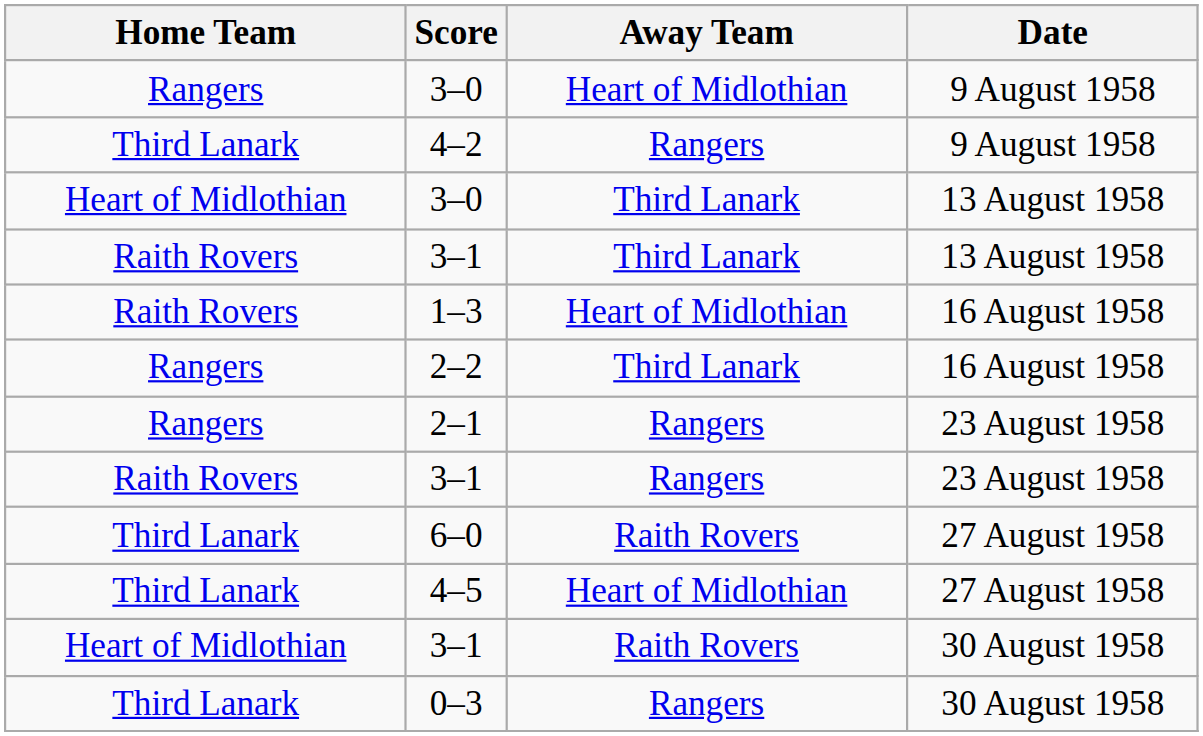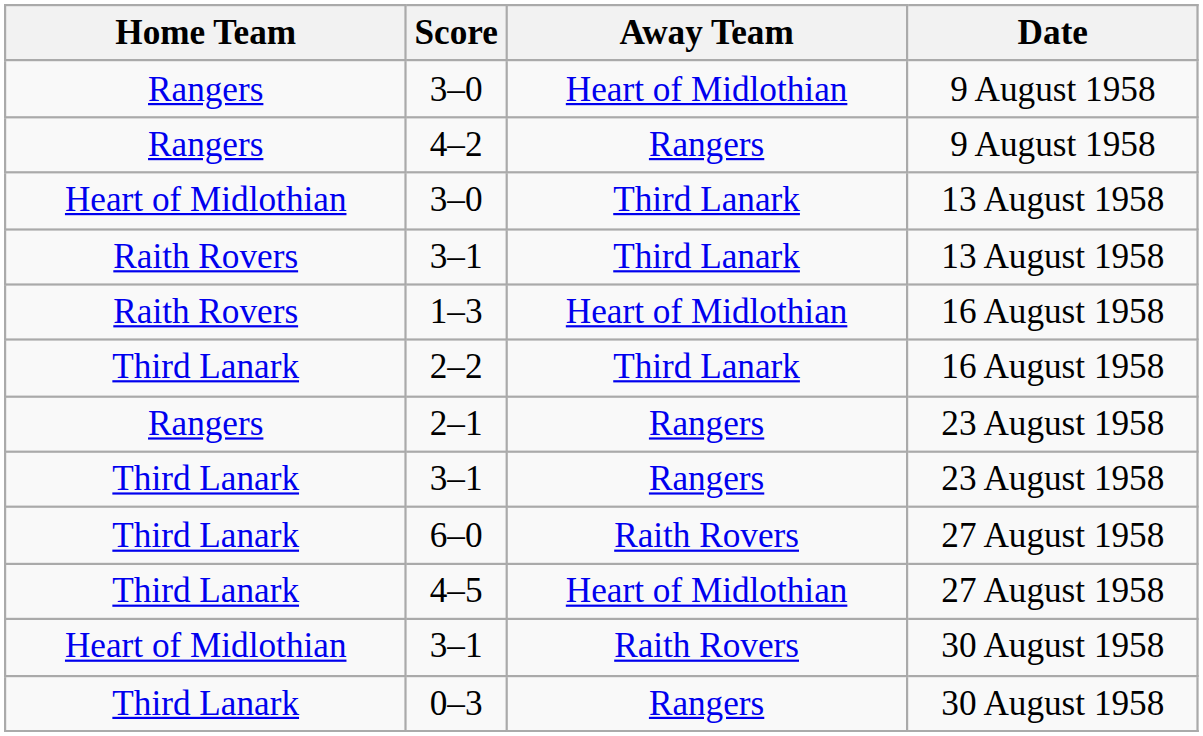(206, 144) Third Lanark -> (206, 144) Rangers
(206, 367) Rangers -> (206, 367) Third Lanark
(206, 479) Raith Rovers -> (206, 479) Third Lanark
